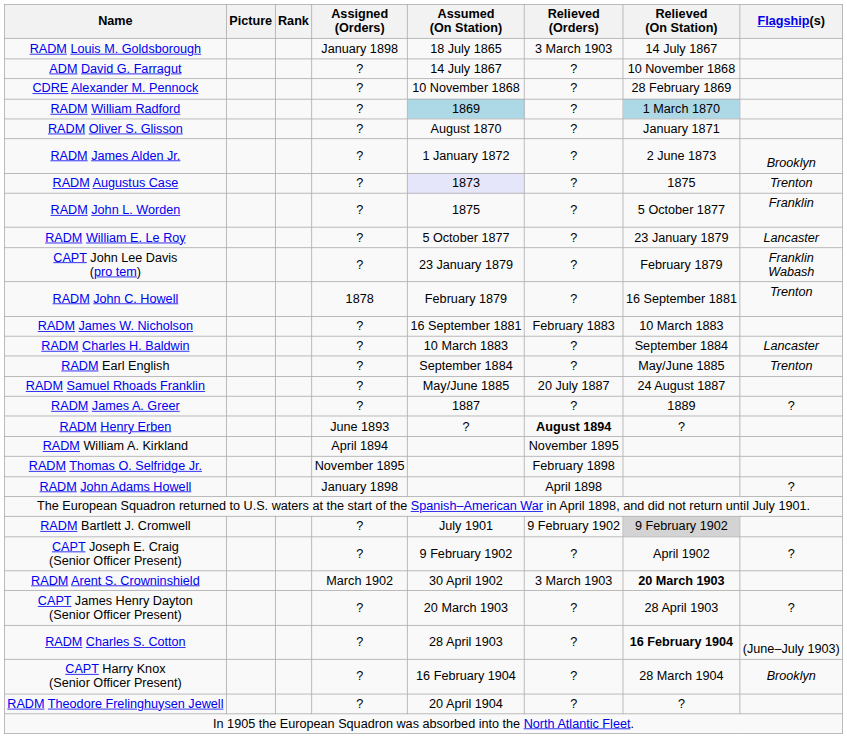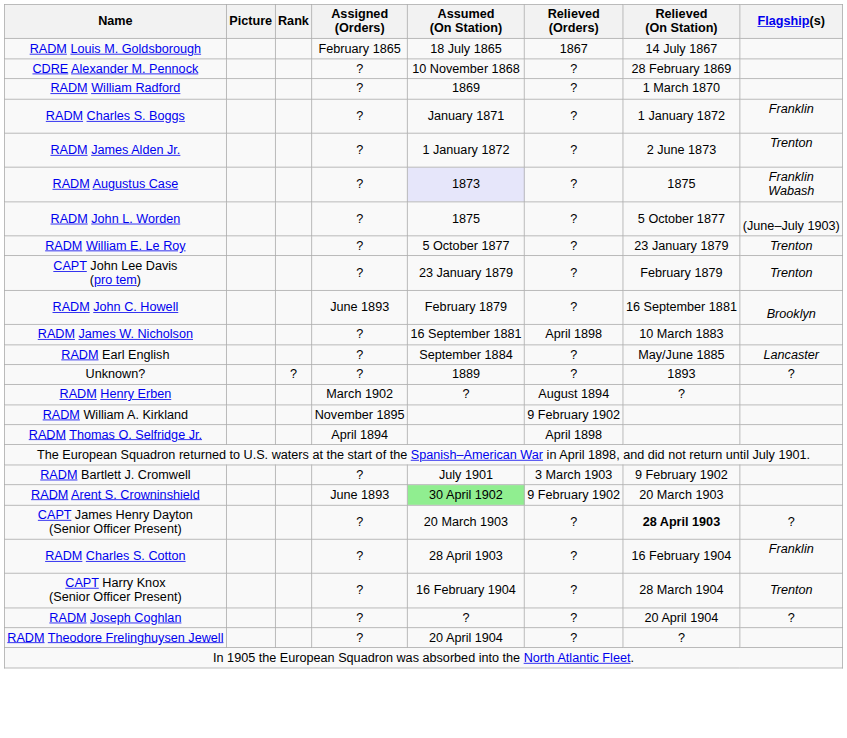(360, 48) January 1898 -> (360, 48) February 1865
(574, 48) 3 March 1903 -> (574, 48) 1867
- row: (115, 68)
(466, 108) lightblue background -> (466, 88) no background
(681, 108) lightblue background -> (681, 88) no background
- row: (115, 128)
+ row: (115, 116)
(791, 163) Brooklyn -> (791, 143) Trenton
(791, 183) Trenton -> (791, 184) Franklin Wabash
(791, 203) Franklin -> (791, 225) (June–July 1903)
(791, 237) Lancaster -> (791, 245) Trenton
(791, 264) Franklin Wabash -> (791, 273) Trenton
(360, 299) 1878 -> (360, 307) June 1893
(791, 291) Trenton -> (791, 314) Brooklyn
(574, 326) February 1883 -> (574, 334) April 1898
- row: (115, 346)
(791, 366) Trenton -> (791, 354) Lancaster
- row: (115, 386)
- row: (115, 406)
+ row: (115, 374)
(360, 426) June 1893 -> (360, 394) March 1902
(574, 426) bold -> (574, 394) normal
(360, 446) April 1894 -> (360, 414) November 1895
(574, 446) November 1895 -> (574, 414) 9 February 1902
(360, 466) November 1895 -> (360, 434) April 1894
(574, 466) February 1898 -> (574, 434) April 1898
- row: (115, 486)
(574, 526) 9 February 1902 -> (574, 474) 3 March 1903
(681, 526) lightgrey background -> (681, 474) no background
- row: (115, 553)
(360, 580) March 1902 -> (360, 494) June 1893
(466, 580) no background -> (466, 494) lightgreen background
(574, 580) 3 March 1903 -> (574, 494) 9 February 1902
(681, 580) bold -> (681, 494) normal
(681, 608) normal -> (681, 522) bold
(681, 642) bold -> (681, 556) normal
(791, 649) (June–July 1903) -> (791, 549) Franklin
(791, 676) Brooklyn -> (791, 590) Trenton
+ row: (115, 617)
